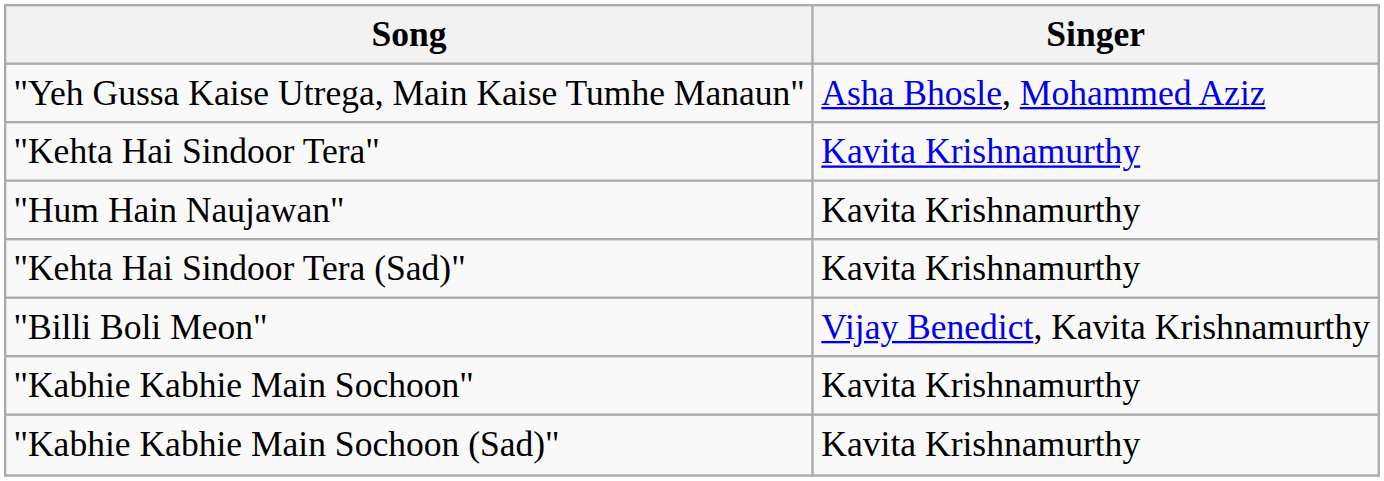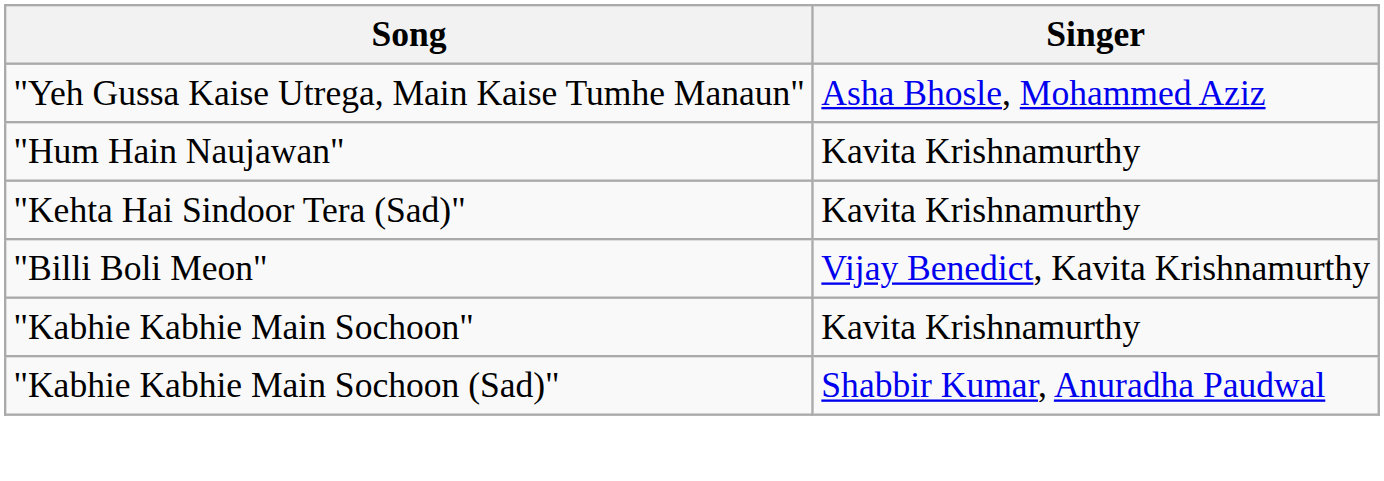- row: (197, 151)
(981, 444) Kavita Krishnamurthy -> (1073, 385) Shabbir Kumar, Anuradha Paudwal
